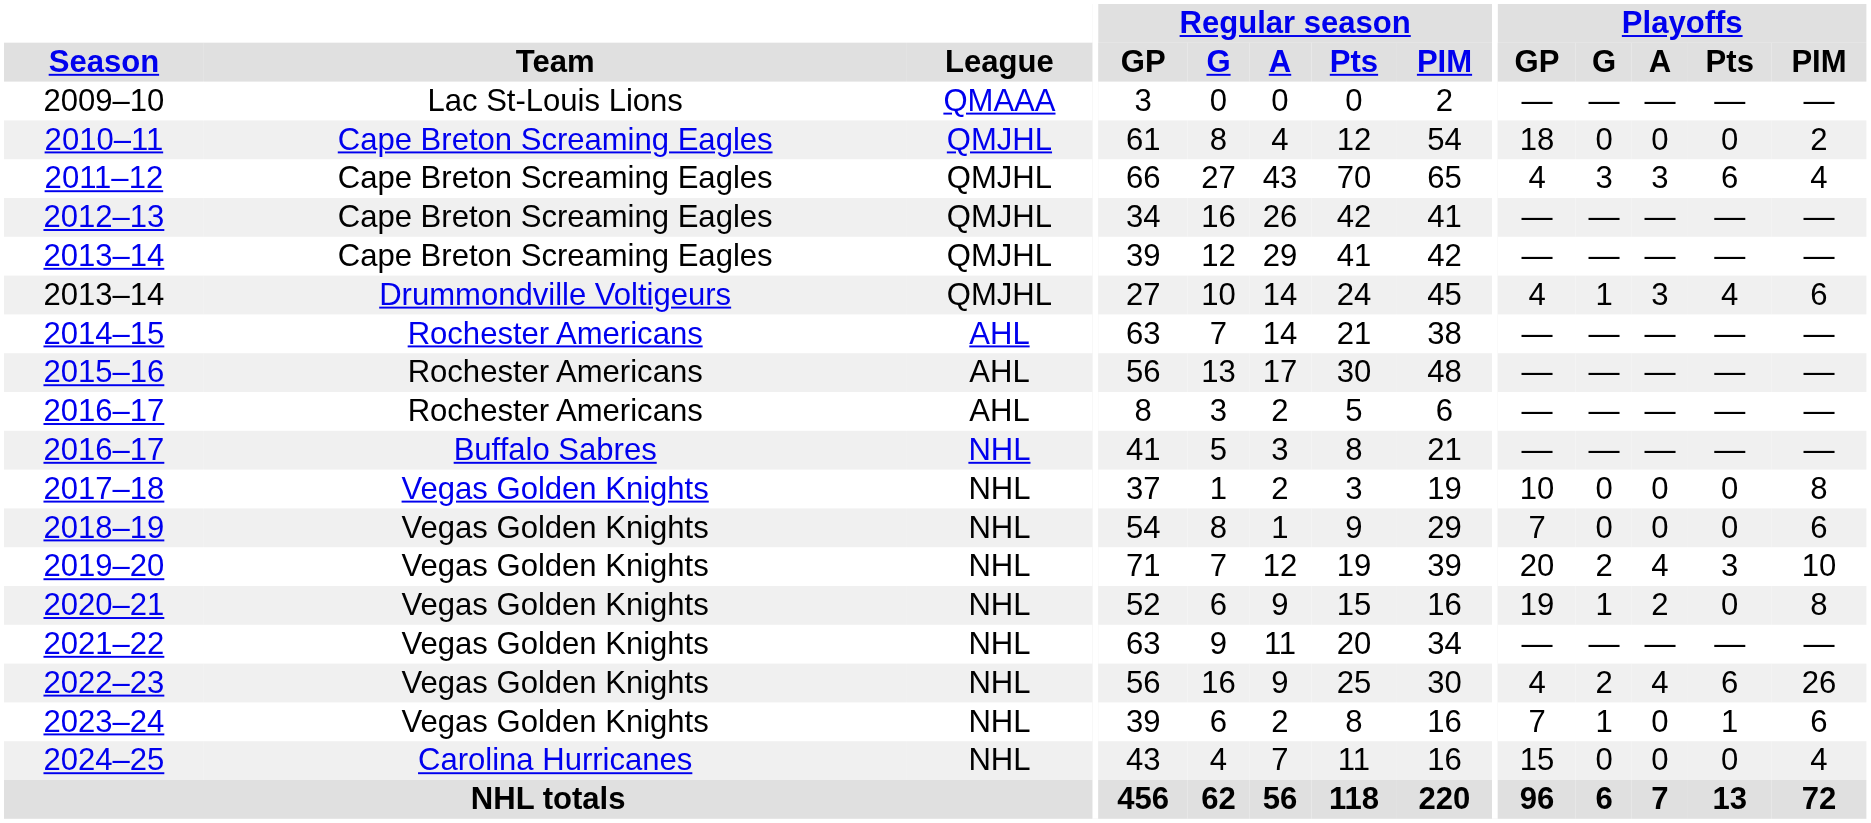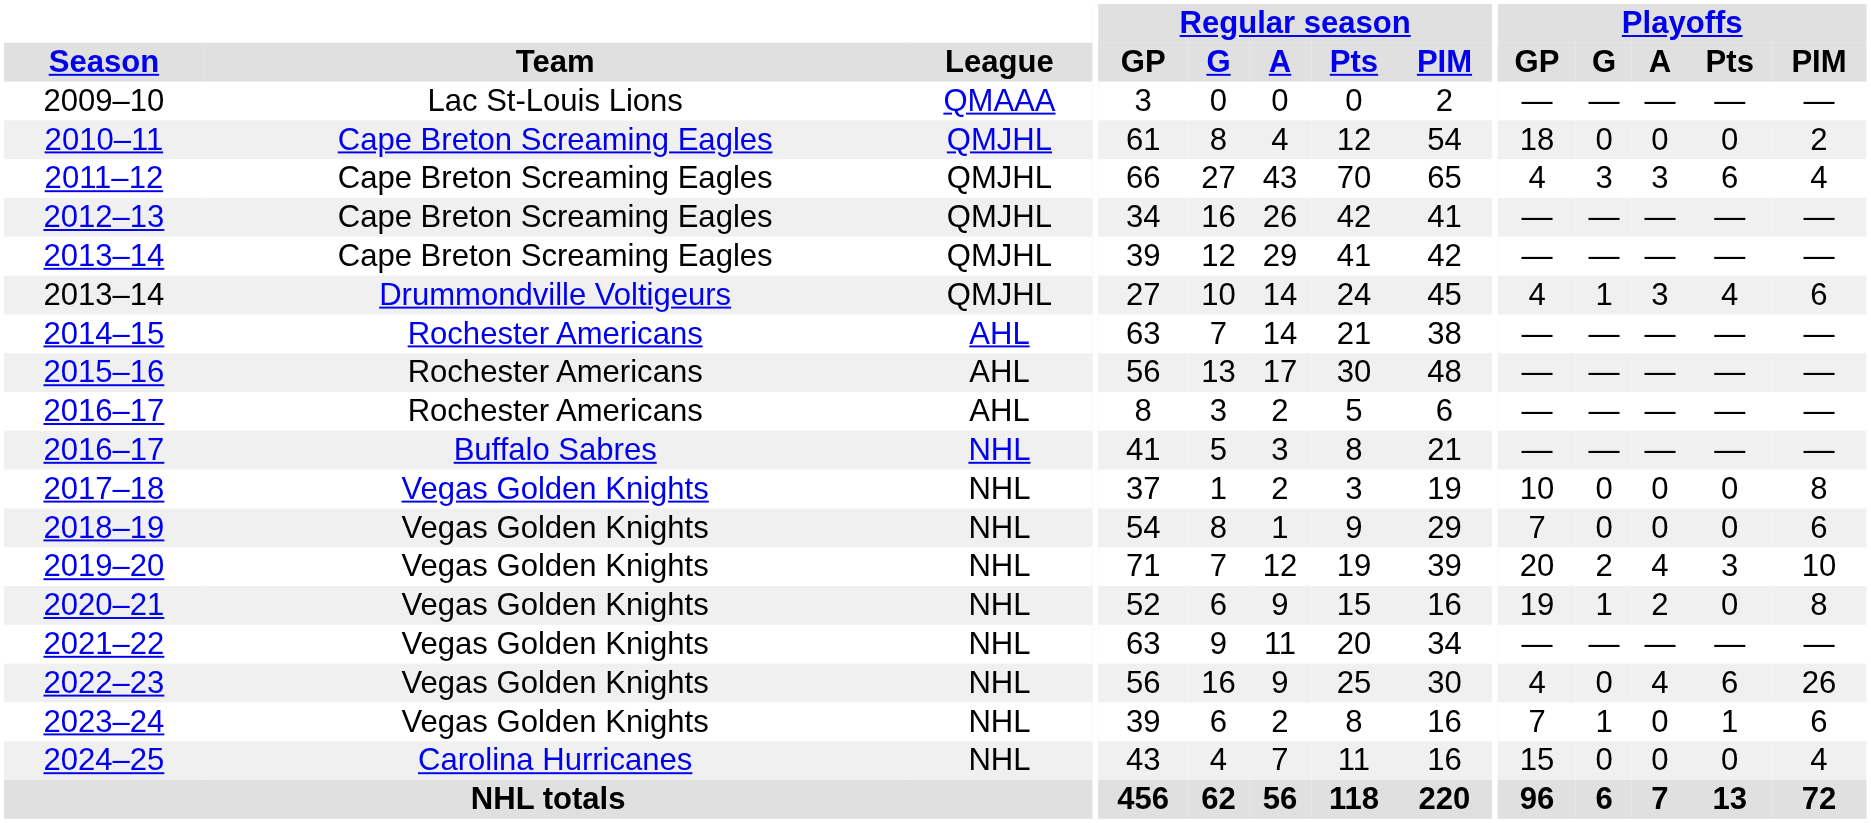(1604, 682) 2 -> (1604, 682) 0
